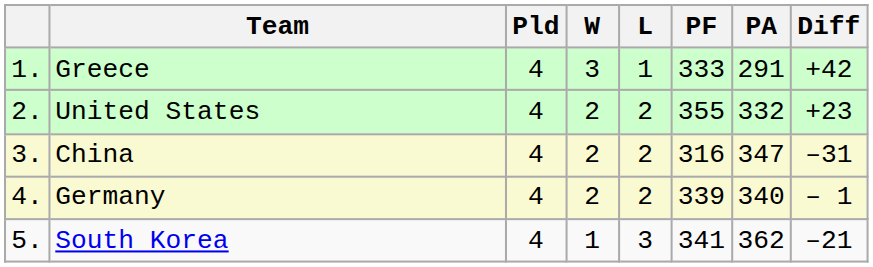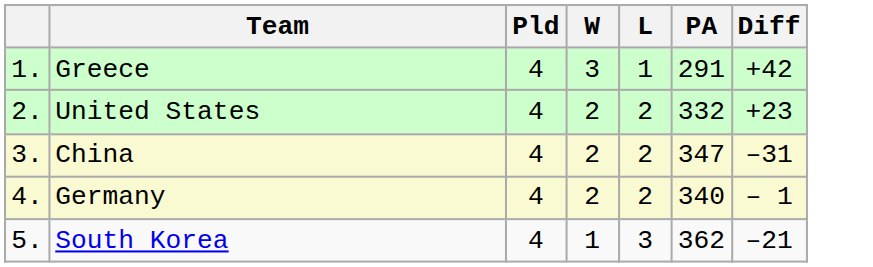- column: (701, 26)
